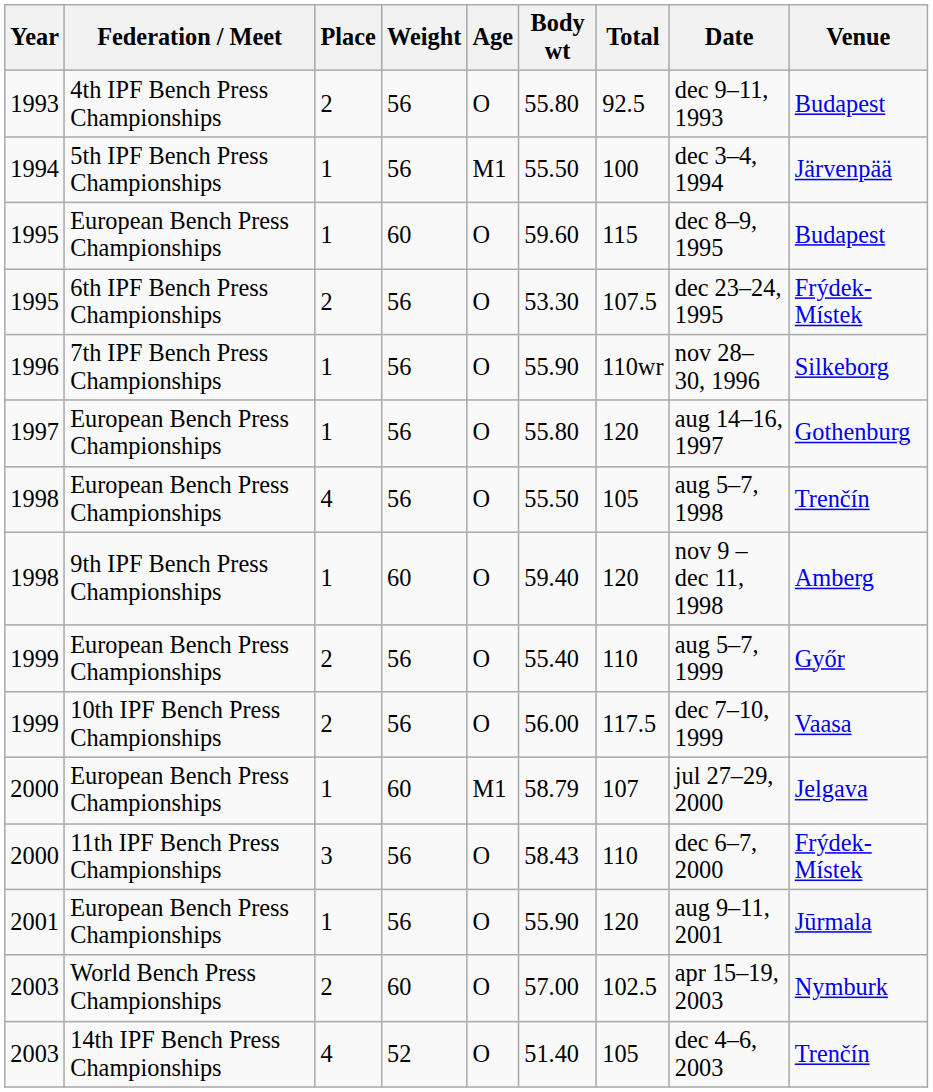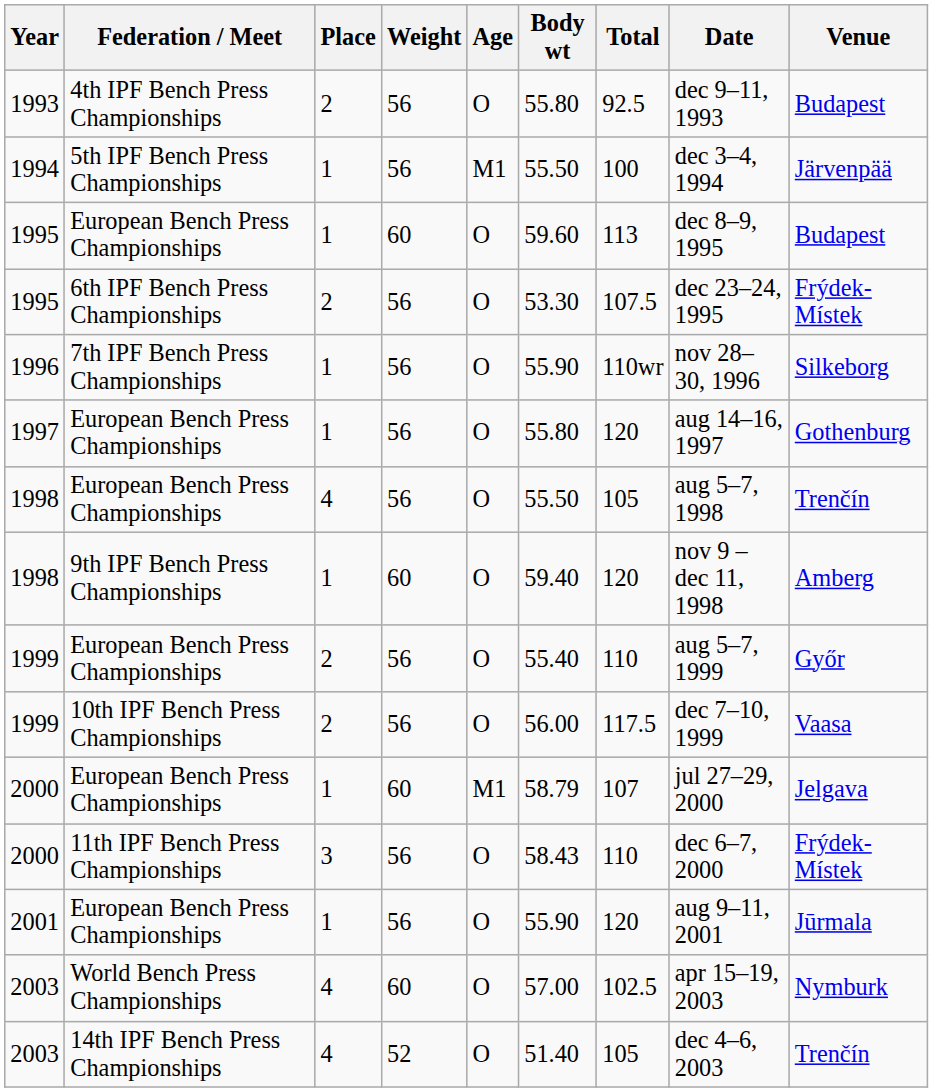(620, 235) 115 -> (620, 235) 113
(327, 987) 2 -> (327, 987) 4
